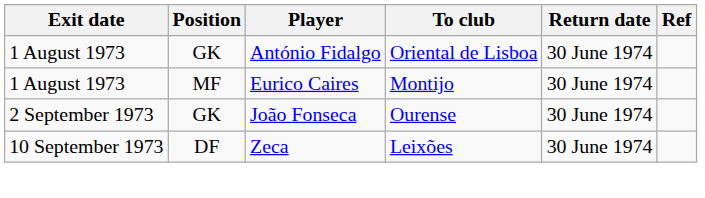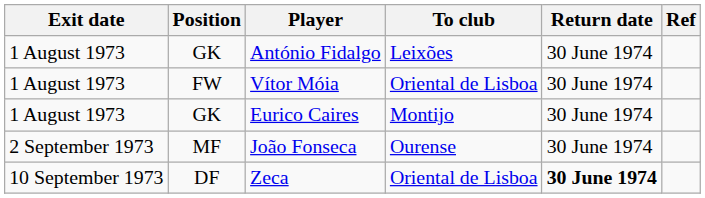(464, 51) Oriental de Lisboa -> (421, 51) Leixões
+ row: (294, 83)
(207, 83) MF -> (207, 114) GK
(207, 114) GK -> (207, 146) MF
(421, 146) Leixões -> (464, 177) Oriental de Lisboa
(600, 146) normal -> (602, 177) bold
